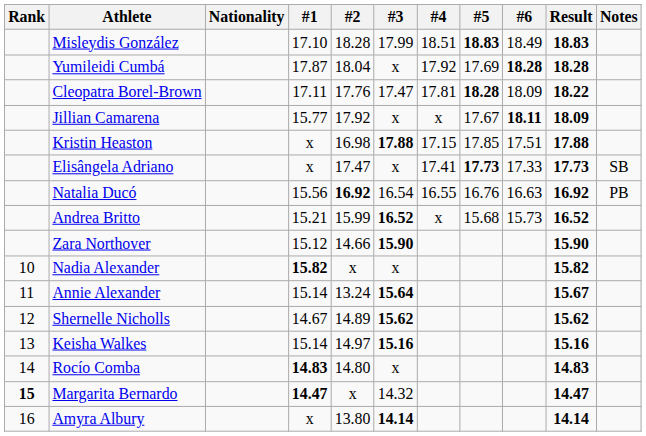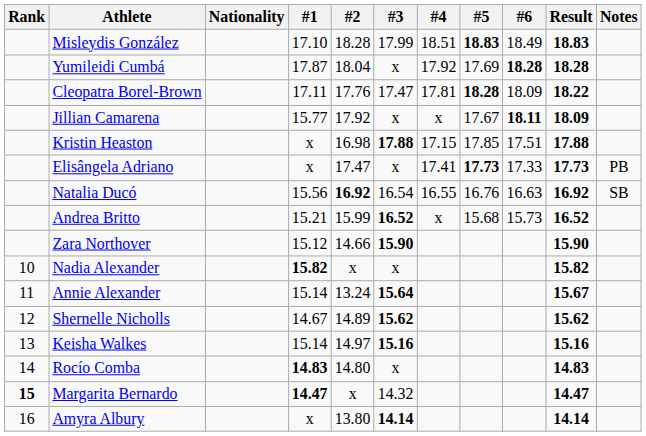(619, 167) SB -> (619, 167) PB
(619, 192) PB -> (619, 192) SB
